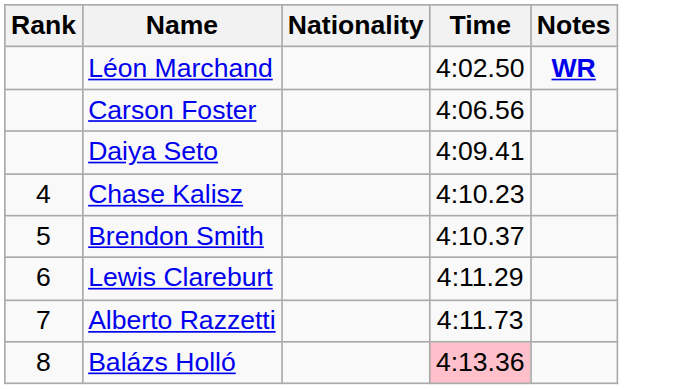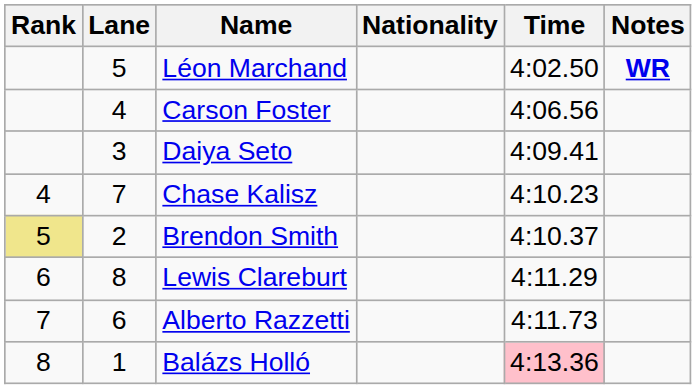+ column: (119, 25)
(43, 236) no background -> (43, 236) khaki background
